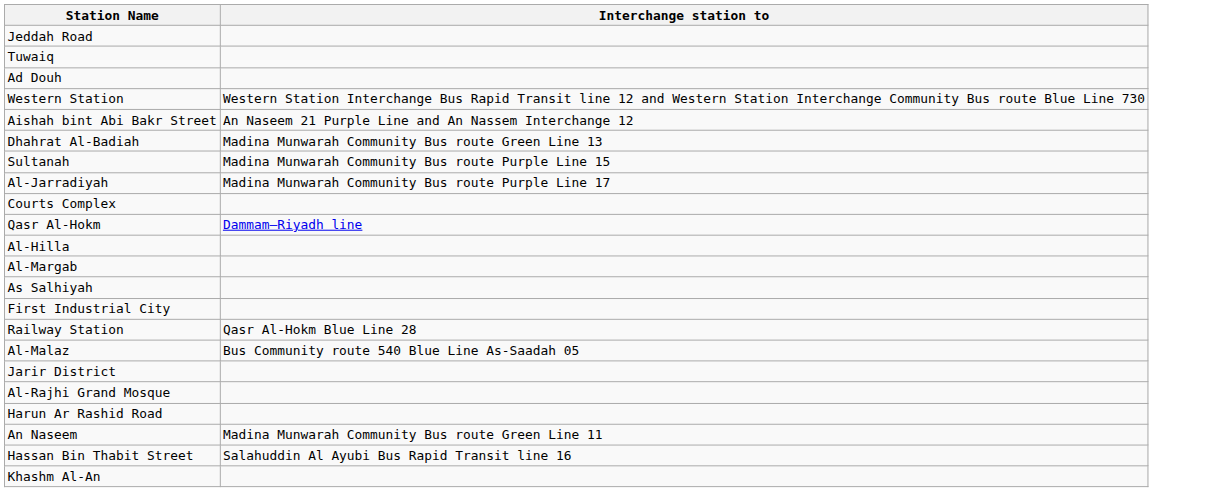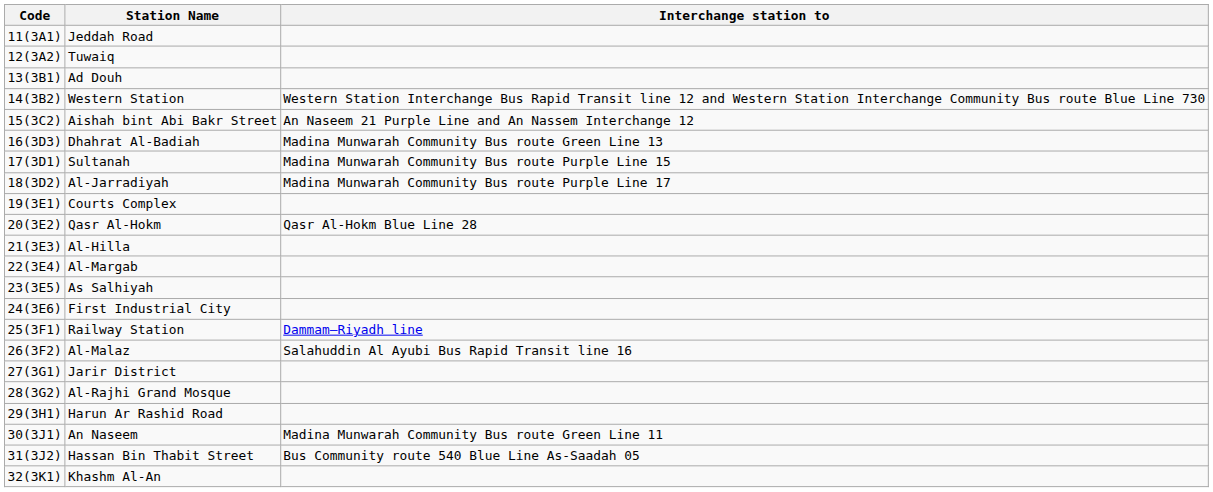+ column: (35, 15)
(293, 225) Dammam–Riyadh line -> (380, 225) Qasr Al-Hokm Blue Line 28
(320, 330) Qasr Al-Hokm Blue Line 28 -> (353, 330) Dammam–Riyadh line
(401, 351) Bus Community route 540 Blue Line As-Saadah 05 -> (458, 351) Salahuddin Al Ayubi Bus Rapid Transit line 16
(397, 455) Salahuddin Al Ayubi Bus Rapid Transit line 16 -> (461, 455) Bus Community route 540 Blue Line As-Saadah 05
